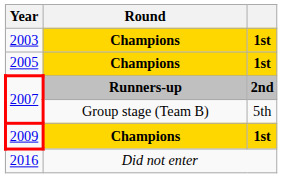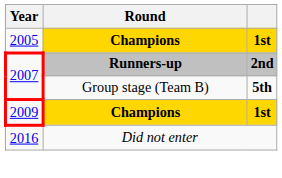- row: (24, 40)
(262, 111) normal -> (262, 88) bold
